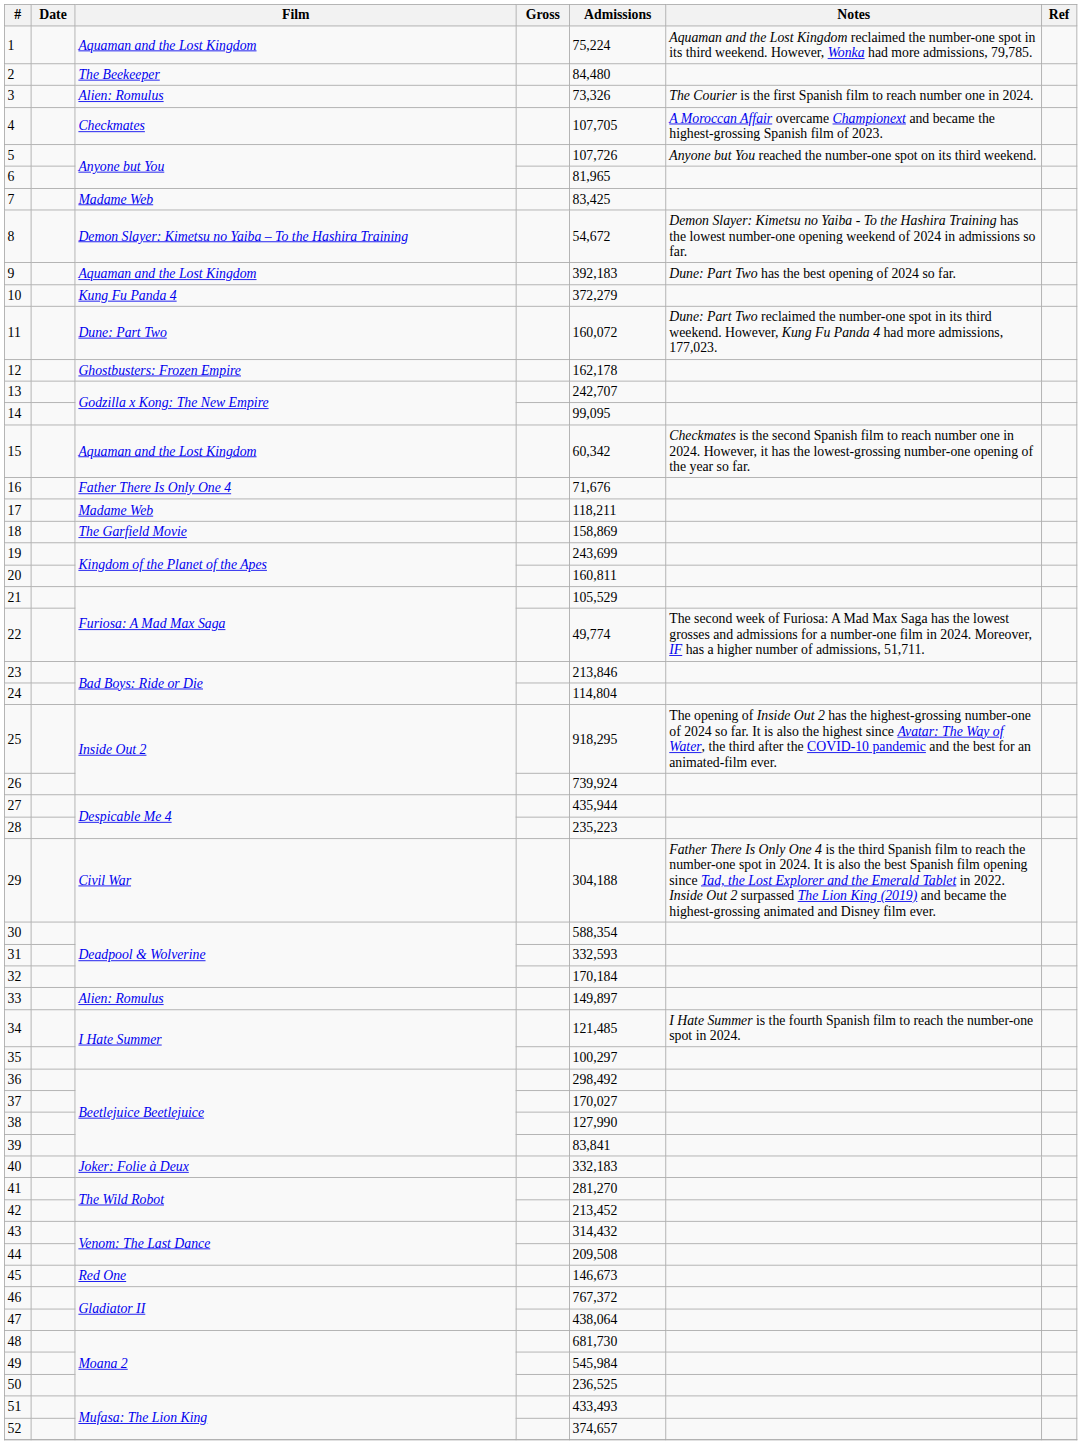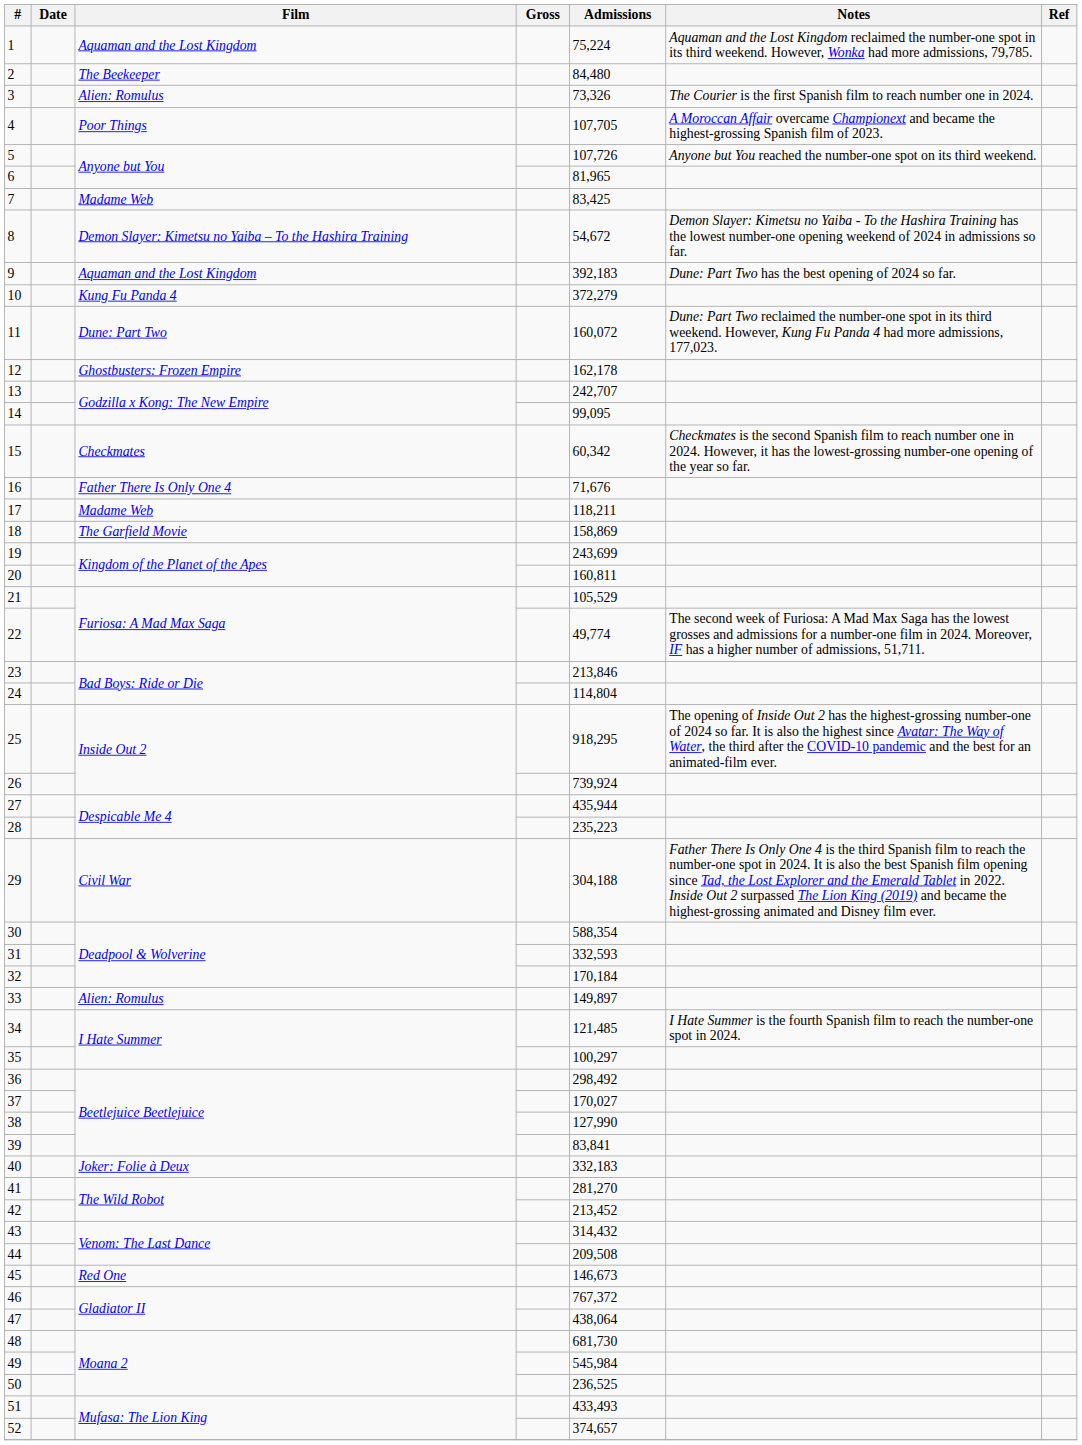(112, 125) Checkmates -> (113, 125) Poor Things
(167, 451) Aquaman and the Lost Kingdom -> (112, 451) Checkmates
